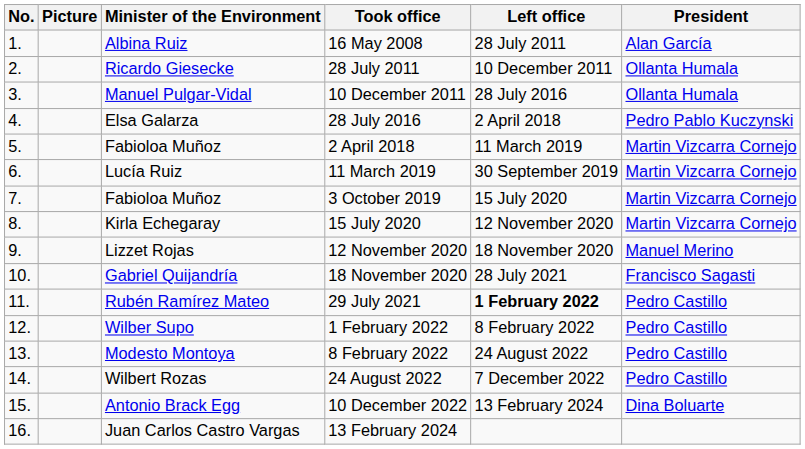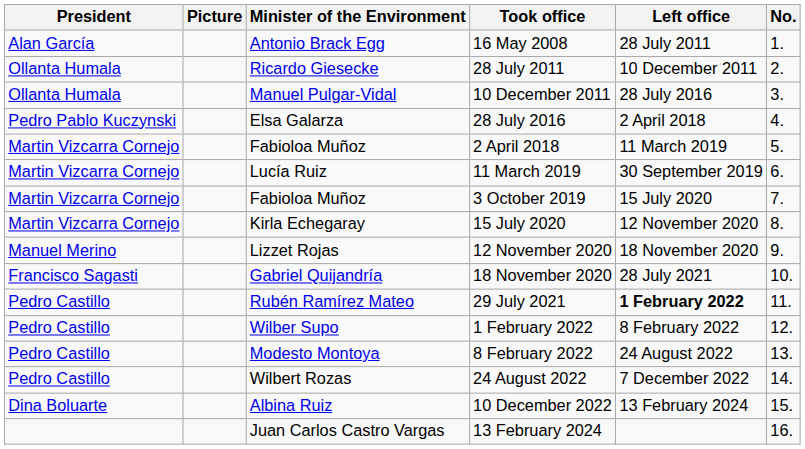columns swapped: (21, 17) <-> (711, 17)
(146, 43) Albina Ruiz -> (317, 43) Antonio Brack Egg
(173, 405) Antonio Brack Egg -> (291, 405) Albina Ruiz
